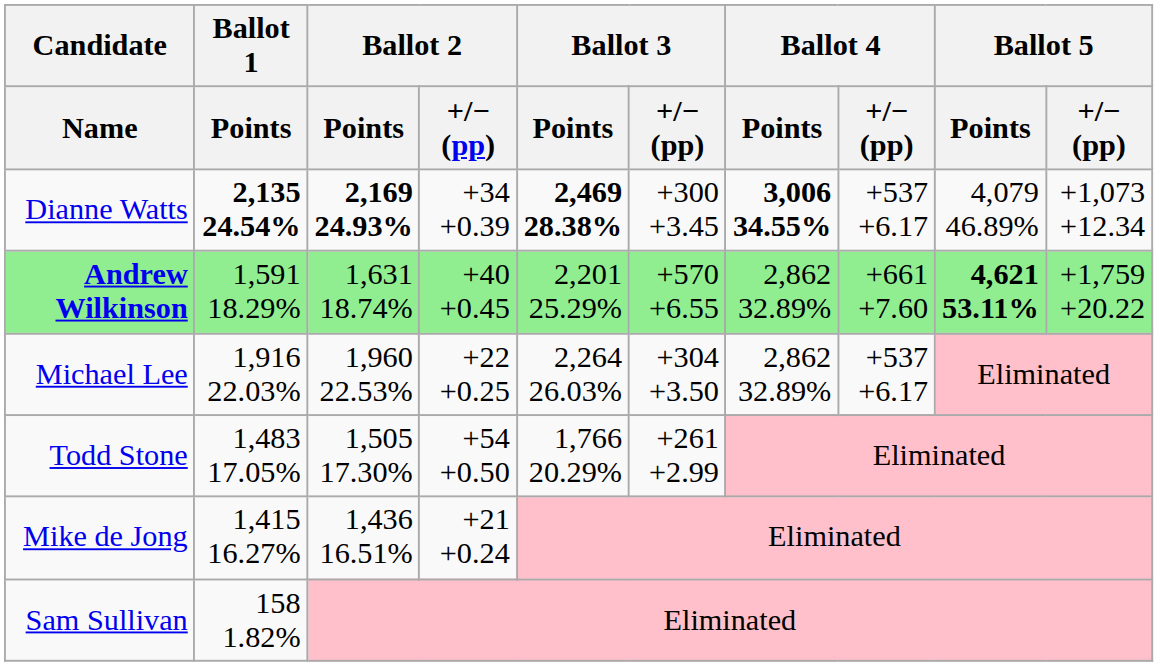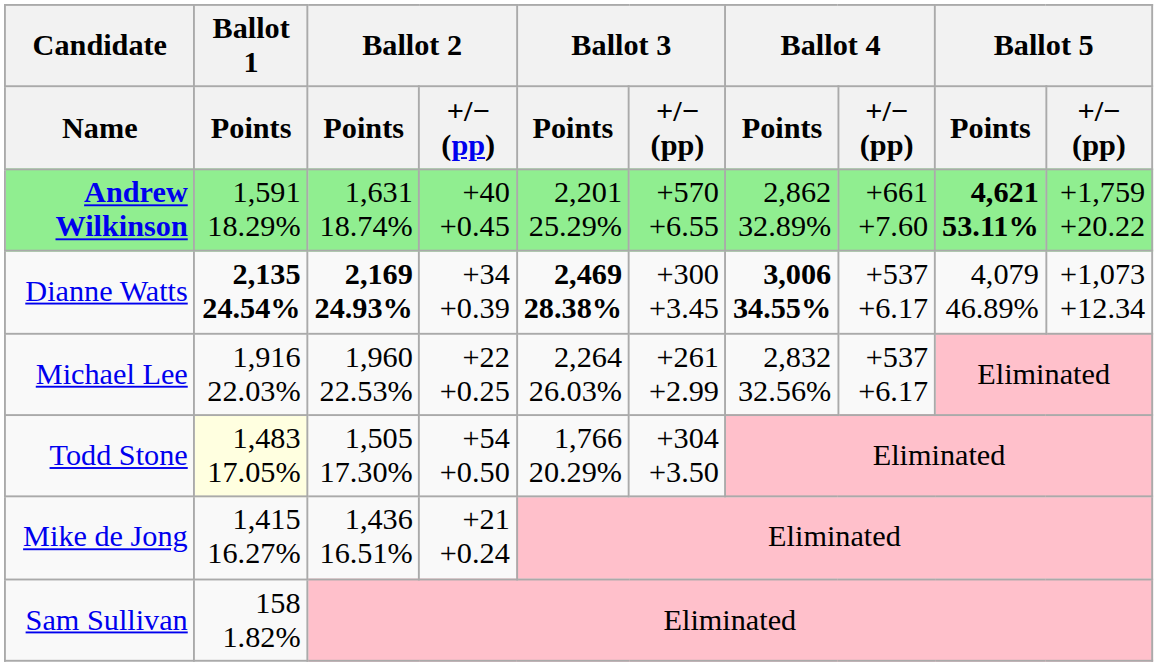rows swapped: (122, 291) <-> (107, 209)
(684, 373) +304 +3.50 -> (684, 373) +261 +2.99
(785, 373) 2,862 32.89% -> (785, 373) 2,832 32.56%
(254, 455) no background -> (254, 455) lightyellow background
(684, 455) +261 +2.99 -> (684, 455) +304 +3.50
